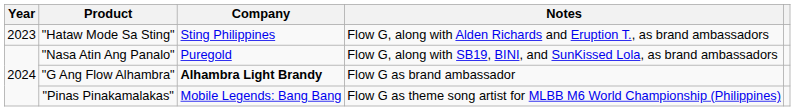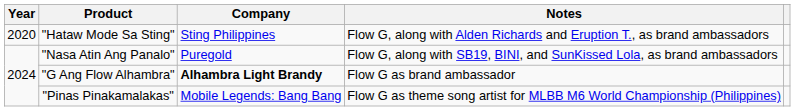(22, 34) 2023 -> (22, 34) 2020
